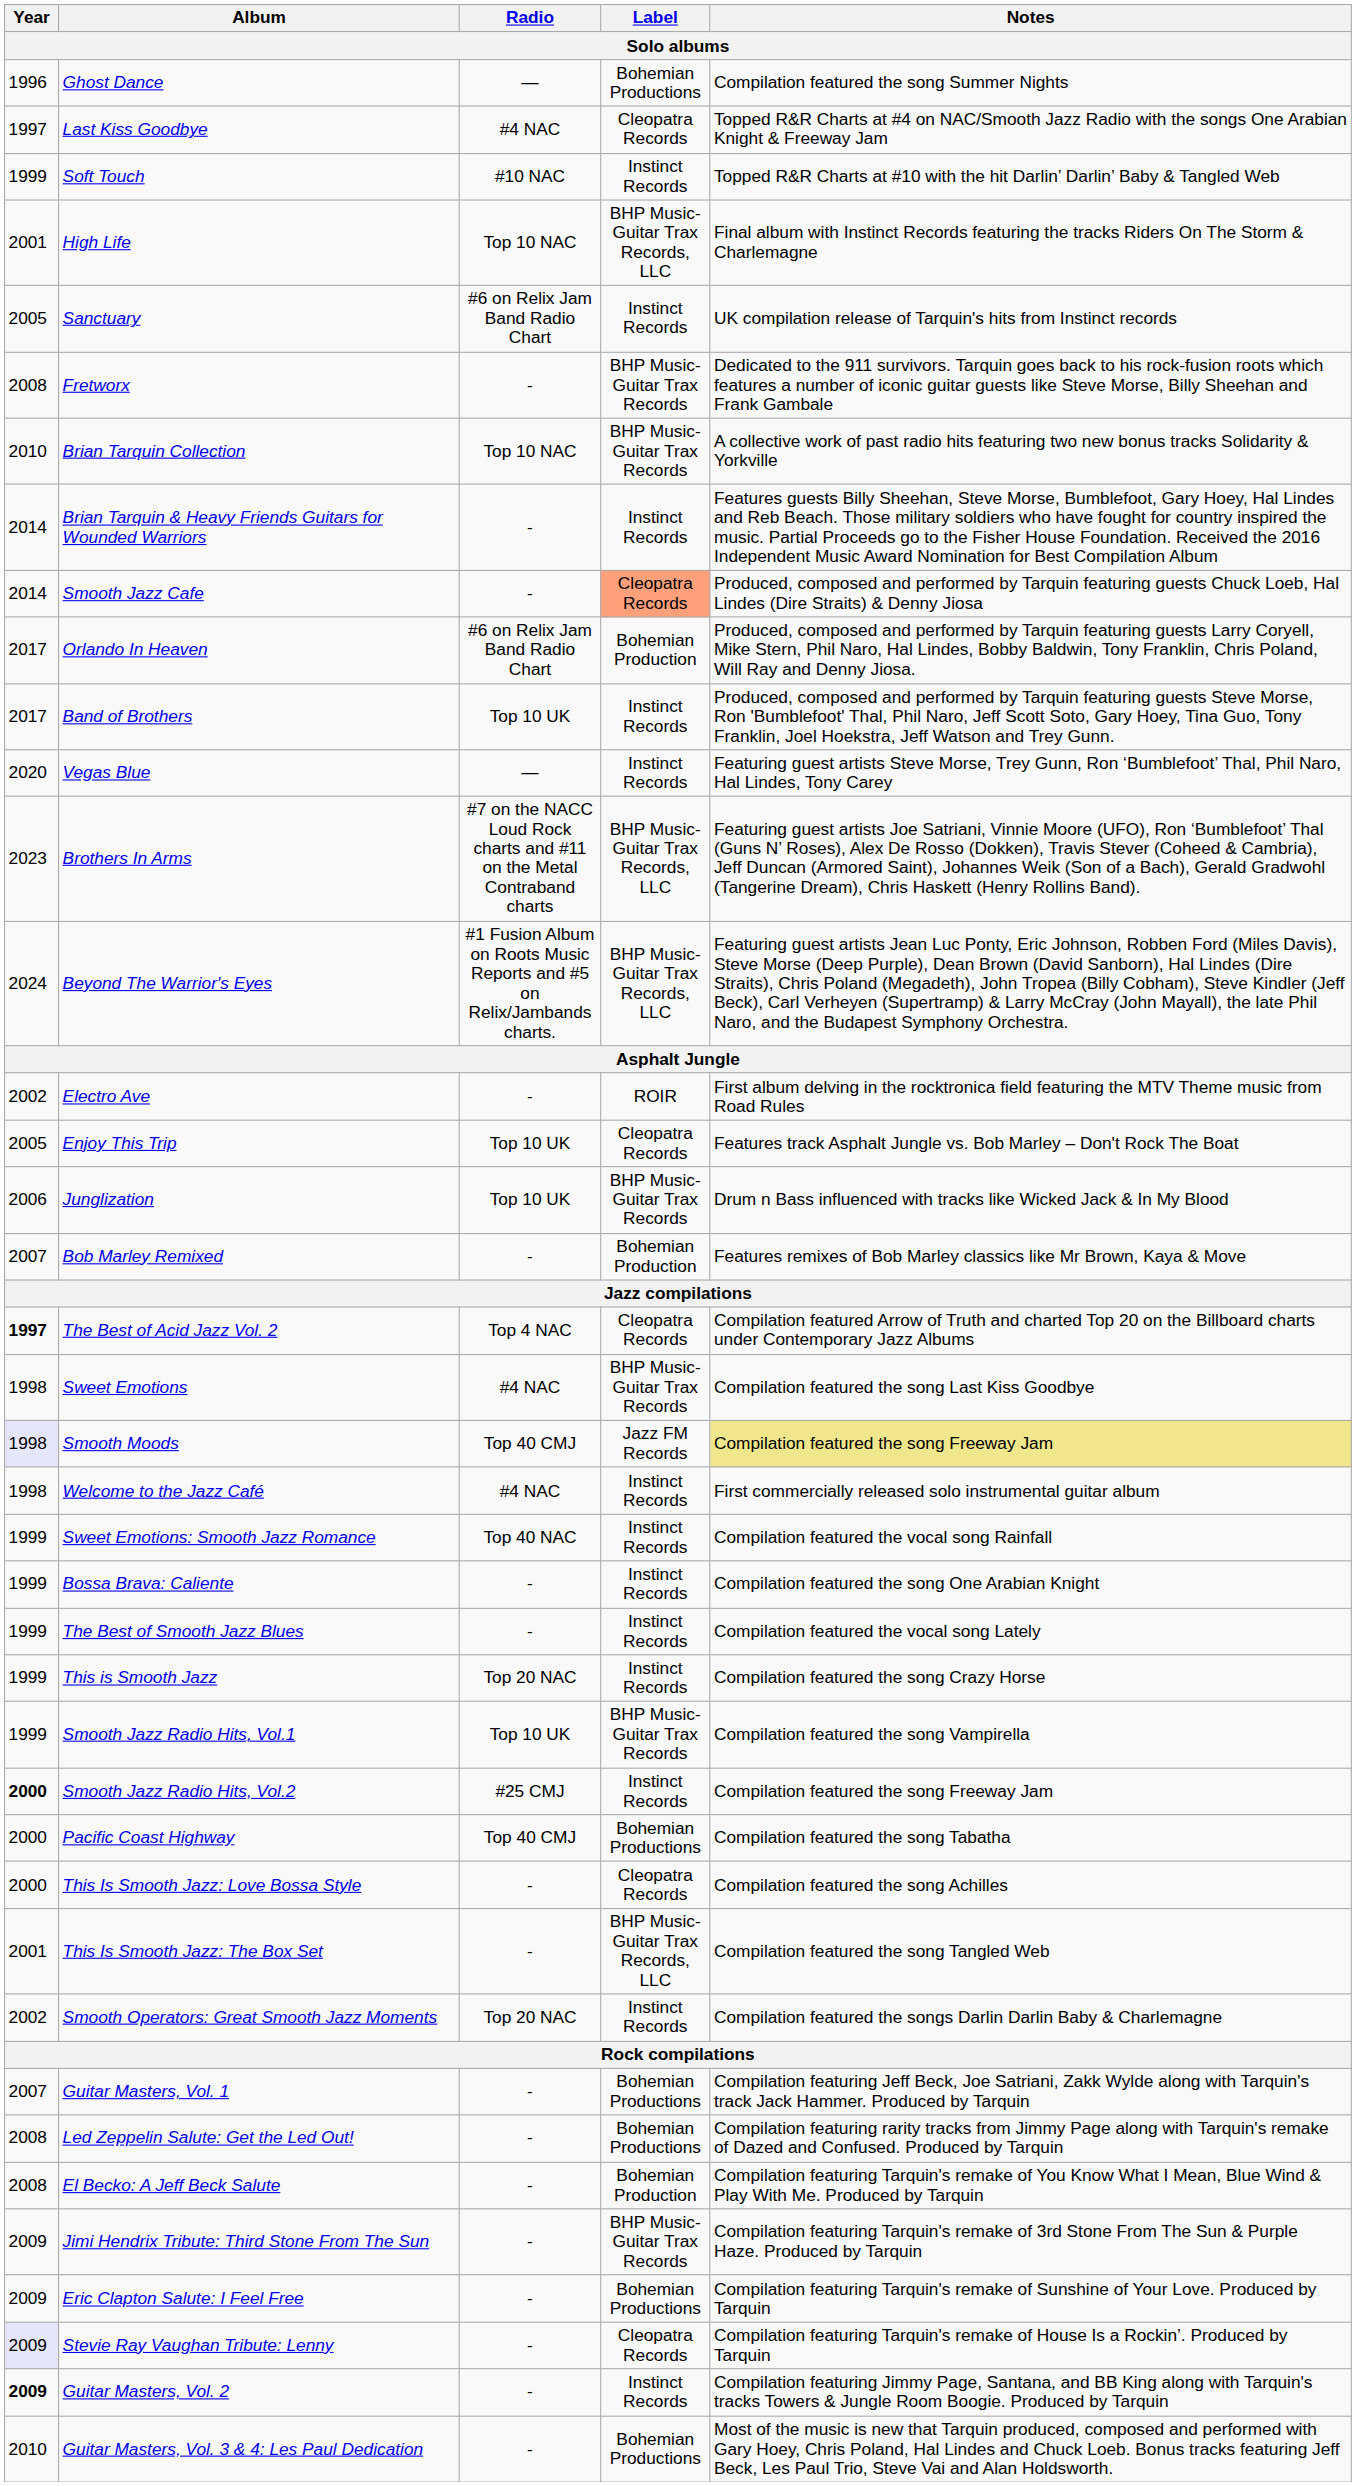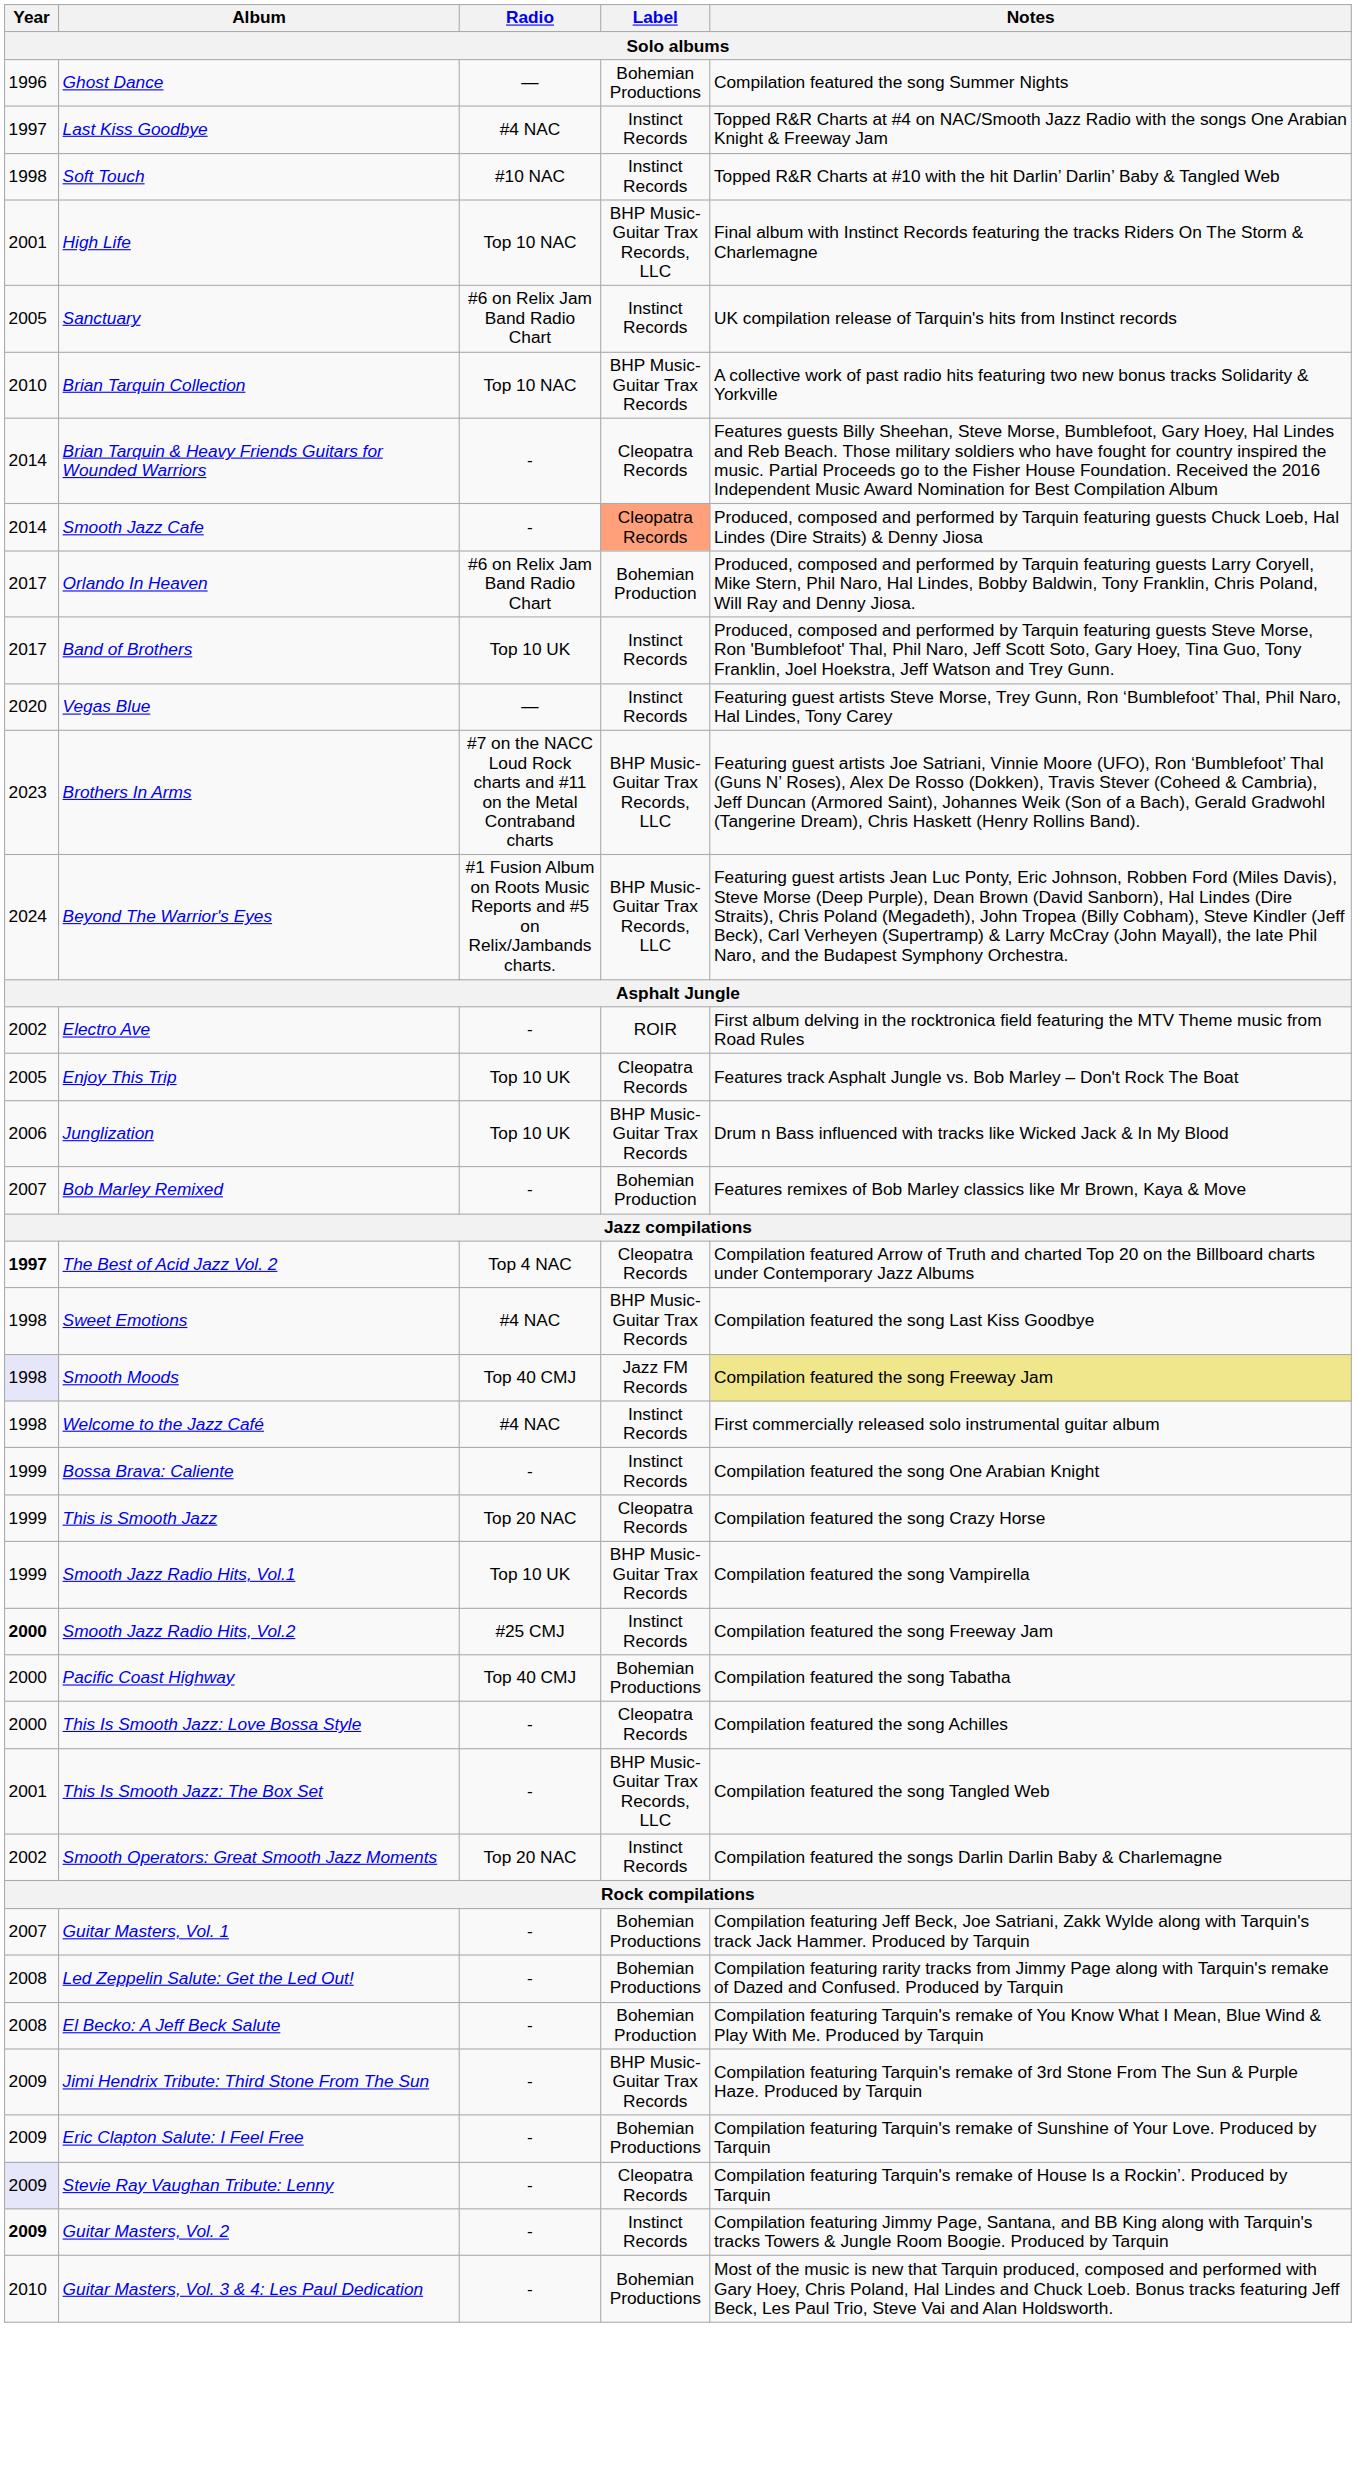(655, 129) Cleopatra Records -> (655, 129) Instinct Records
(28, 176) 1999 -> (28, 176) 1998
- row: (96, 384)
(655, 527) Instinct Records -> (655, 461) Cleopatra Records
- row: (219, 1537)
- row: (183, 1631)
(655, 1678) Instinct Records -> (655, 1518) Cleopatra Records
